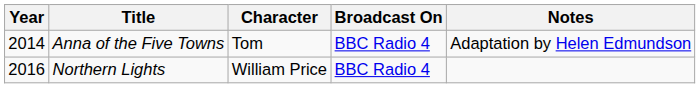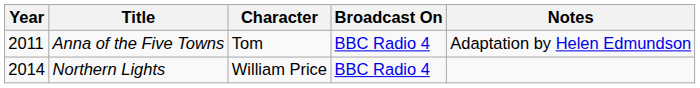(27, 43) 2014 -> (26, 43) 2011
(27, 69) 2016 -> (27, 69) 2014
